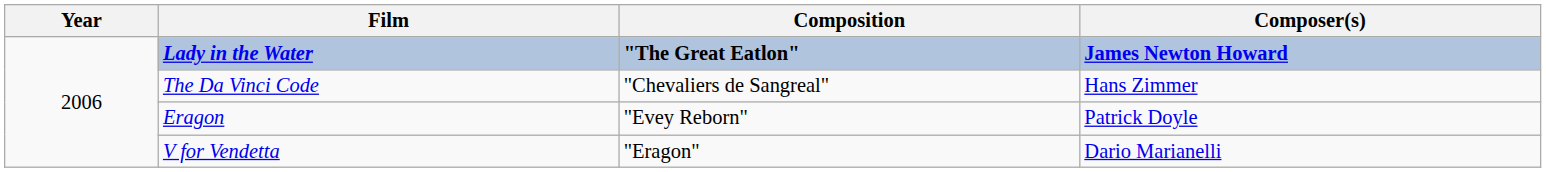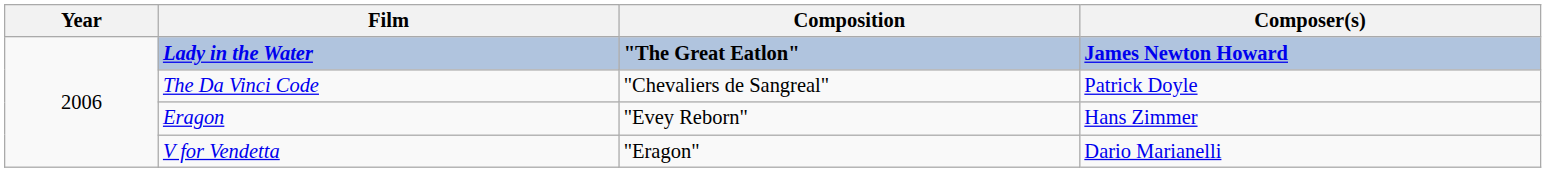(1141, 85) Hans Zimmer -> (1141, 85) Patrick Doyle
(1141, 118) Patrick Doyle -> (1141, 118) Hans Zimmer
